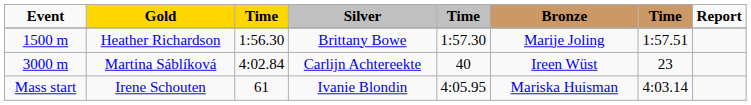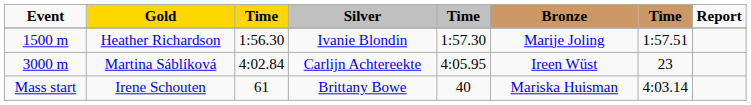(362, 40) Brittany Bowe -> (362, 40) Ivanie Blondin
(463, 64) 40 -> (463, 64) 4:05.95
(362, 87) Ivanie Blondin -> (362, 87) Brittany Bowe
(463, 87) 4:05.95 -> (463, 87) 40
